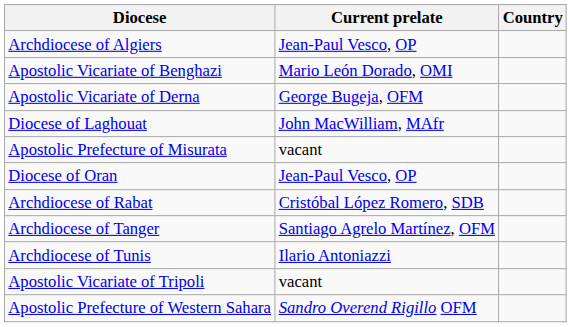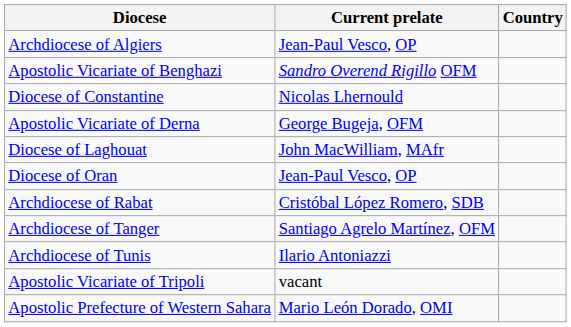(366, 70) Mario León Dorado, OMI -> (378, 70) Sandro Overend Rigillo OFM
+ row: (86, 96)
- row: (118, 149)
(378, 307) Sandro Overend Rigillo OFM -> (366, 307) Mario León Dorado, OMI
